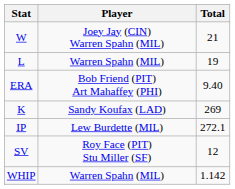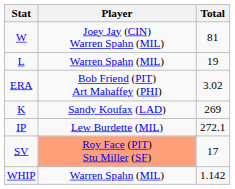(213, 37) 21 -> (213, 37) 81
(213, 85) 9.40 -> (213, 85) 3.02
(117, 151) no background -> (117, 151) lightsalmon background
(213, 151) 12 -> (213, 151) 17
